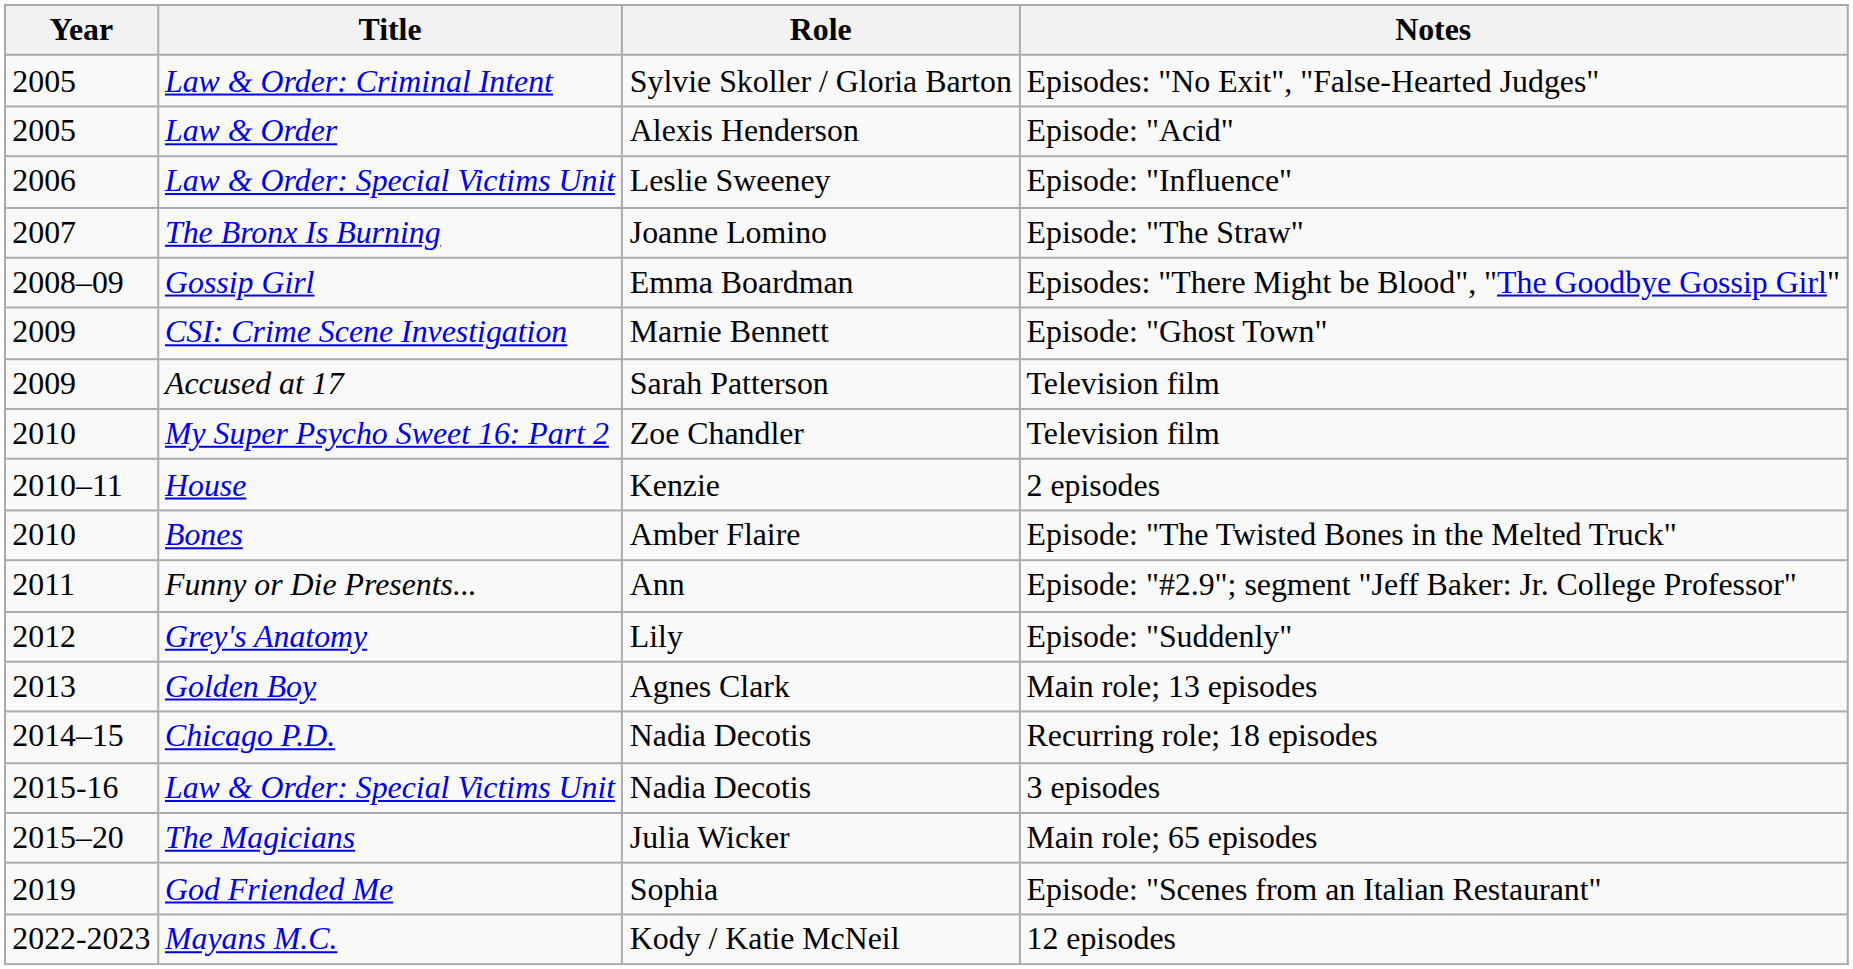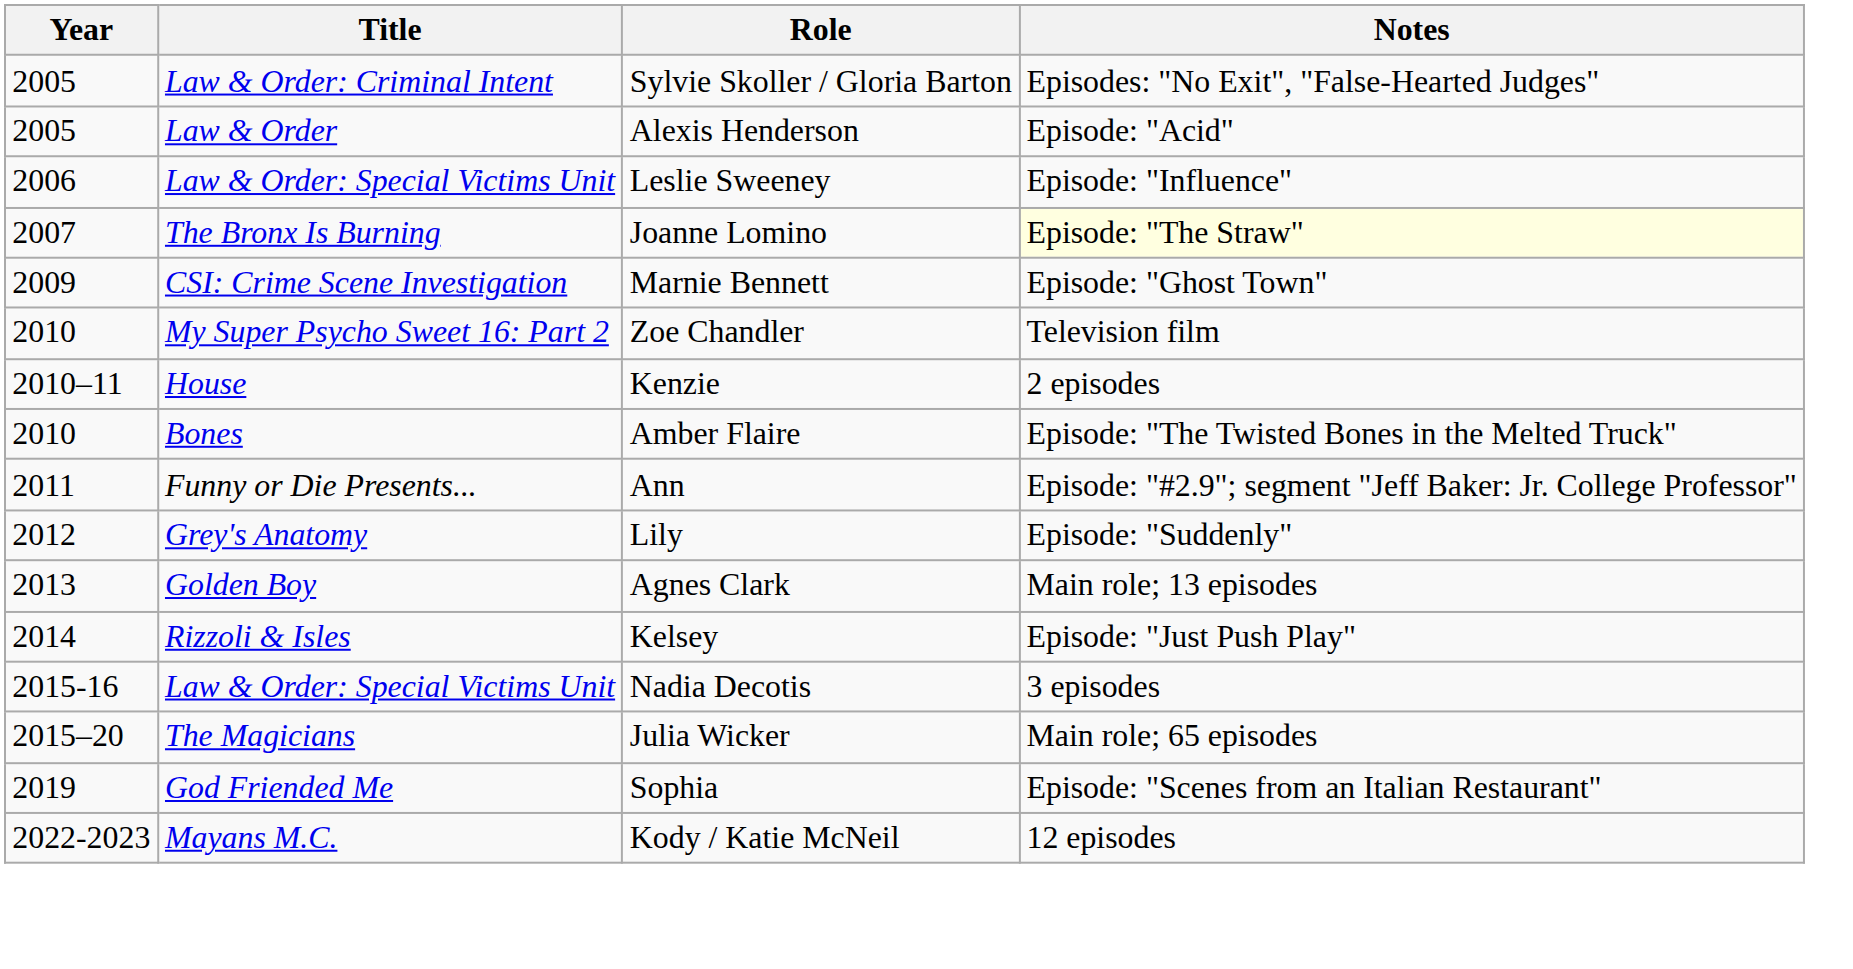(1165, 231) no background -> (1165, 231) lightyellow background
- row: (240, 282)
- row: (254, 383)
- row: (250, 736)
+ row: (258, 635)
